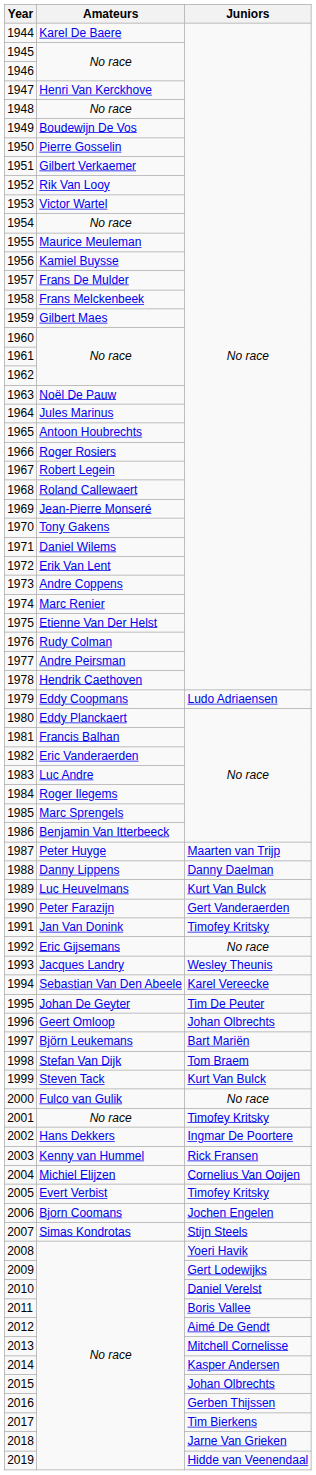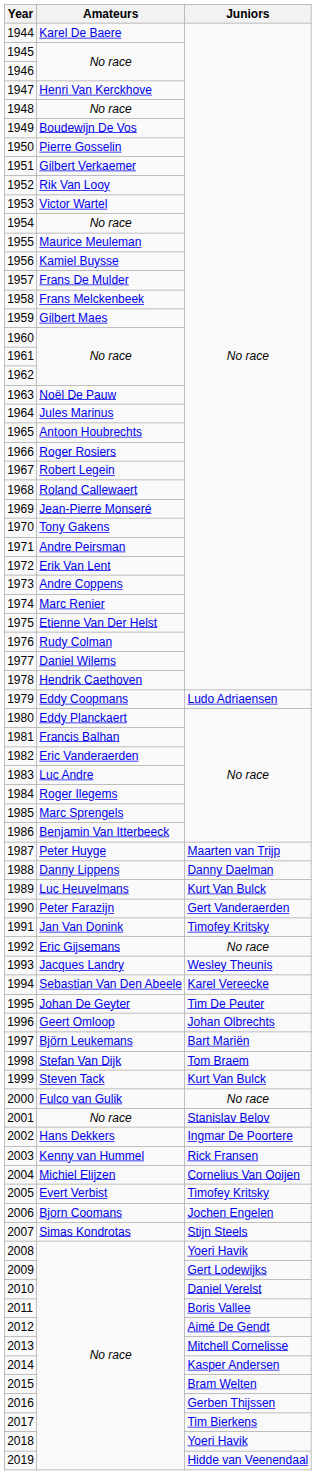(78, 546) Daniel Wilems -> (82, 546) Andre Peirsman
(82, 661) Andre Peirsman -> (78, 661) Daniel Wilems
(228, 1117) Timofey Kritsky -> (228, 1117) Stanislav Belov
(231, 1384) Johan Olbrechts -> (222, 1384) Bram Welten
(237, 1441) Jarne Van Grieken -> (218, 1441) Yoeri Havik
